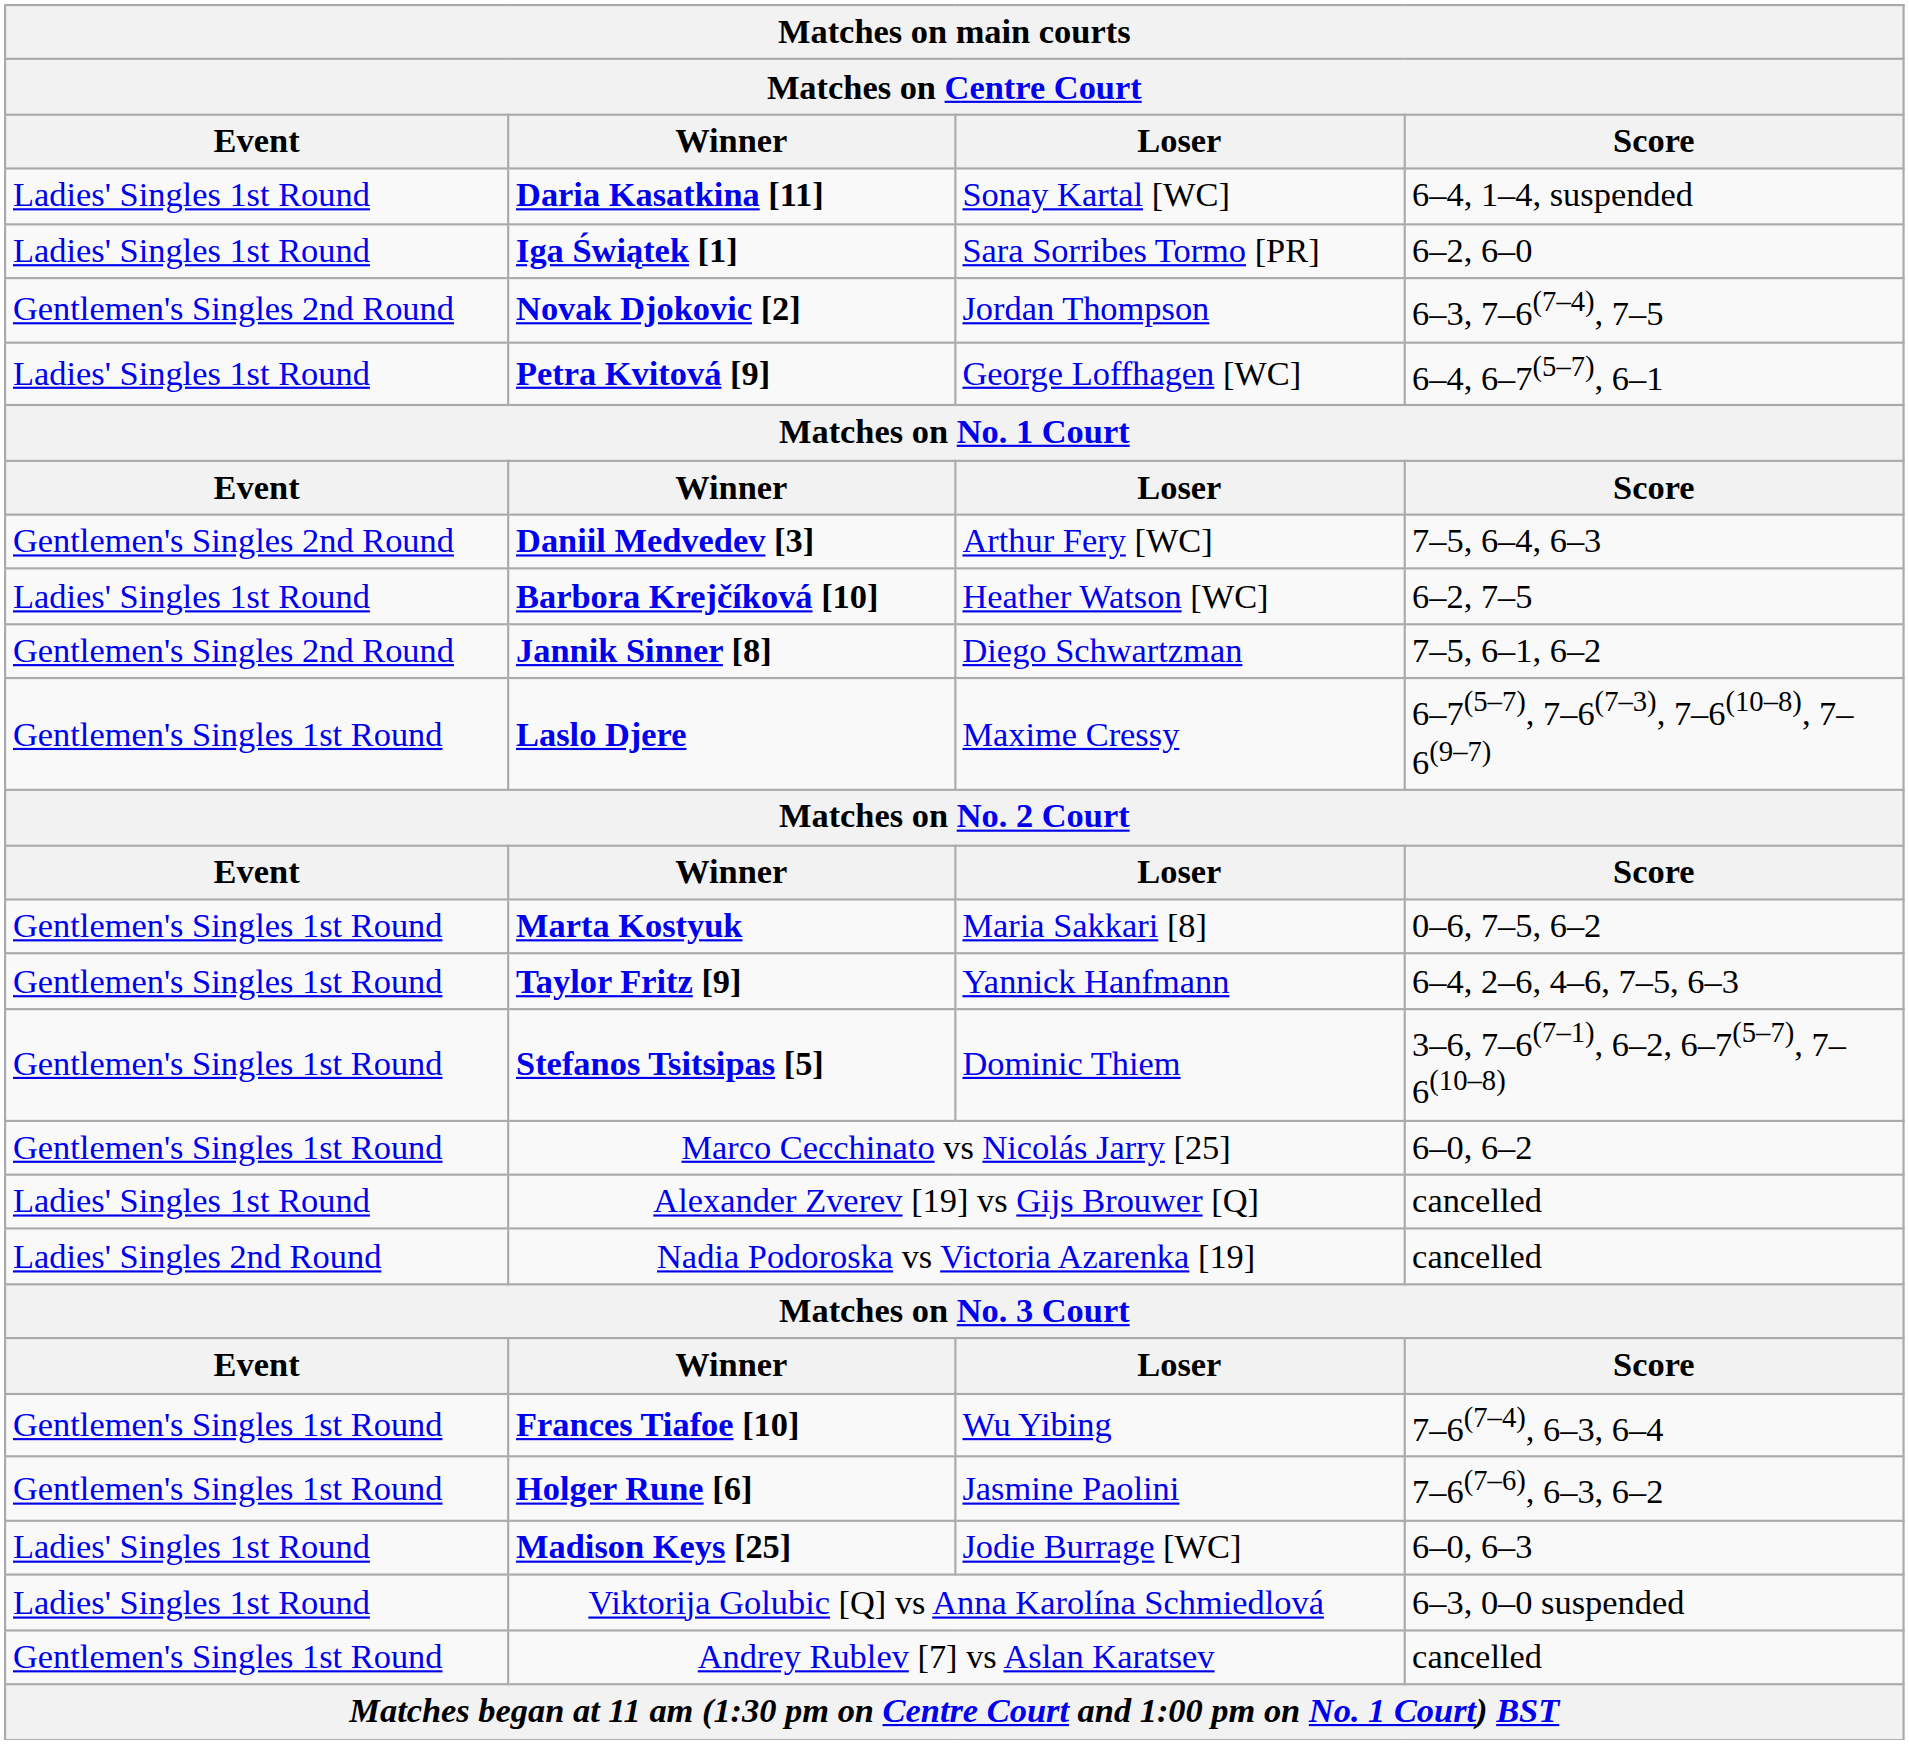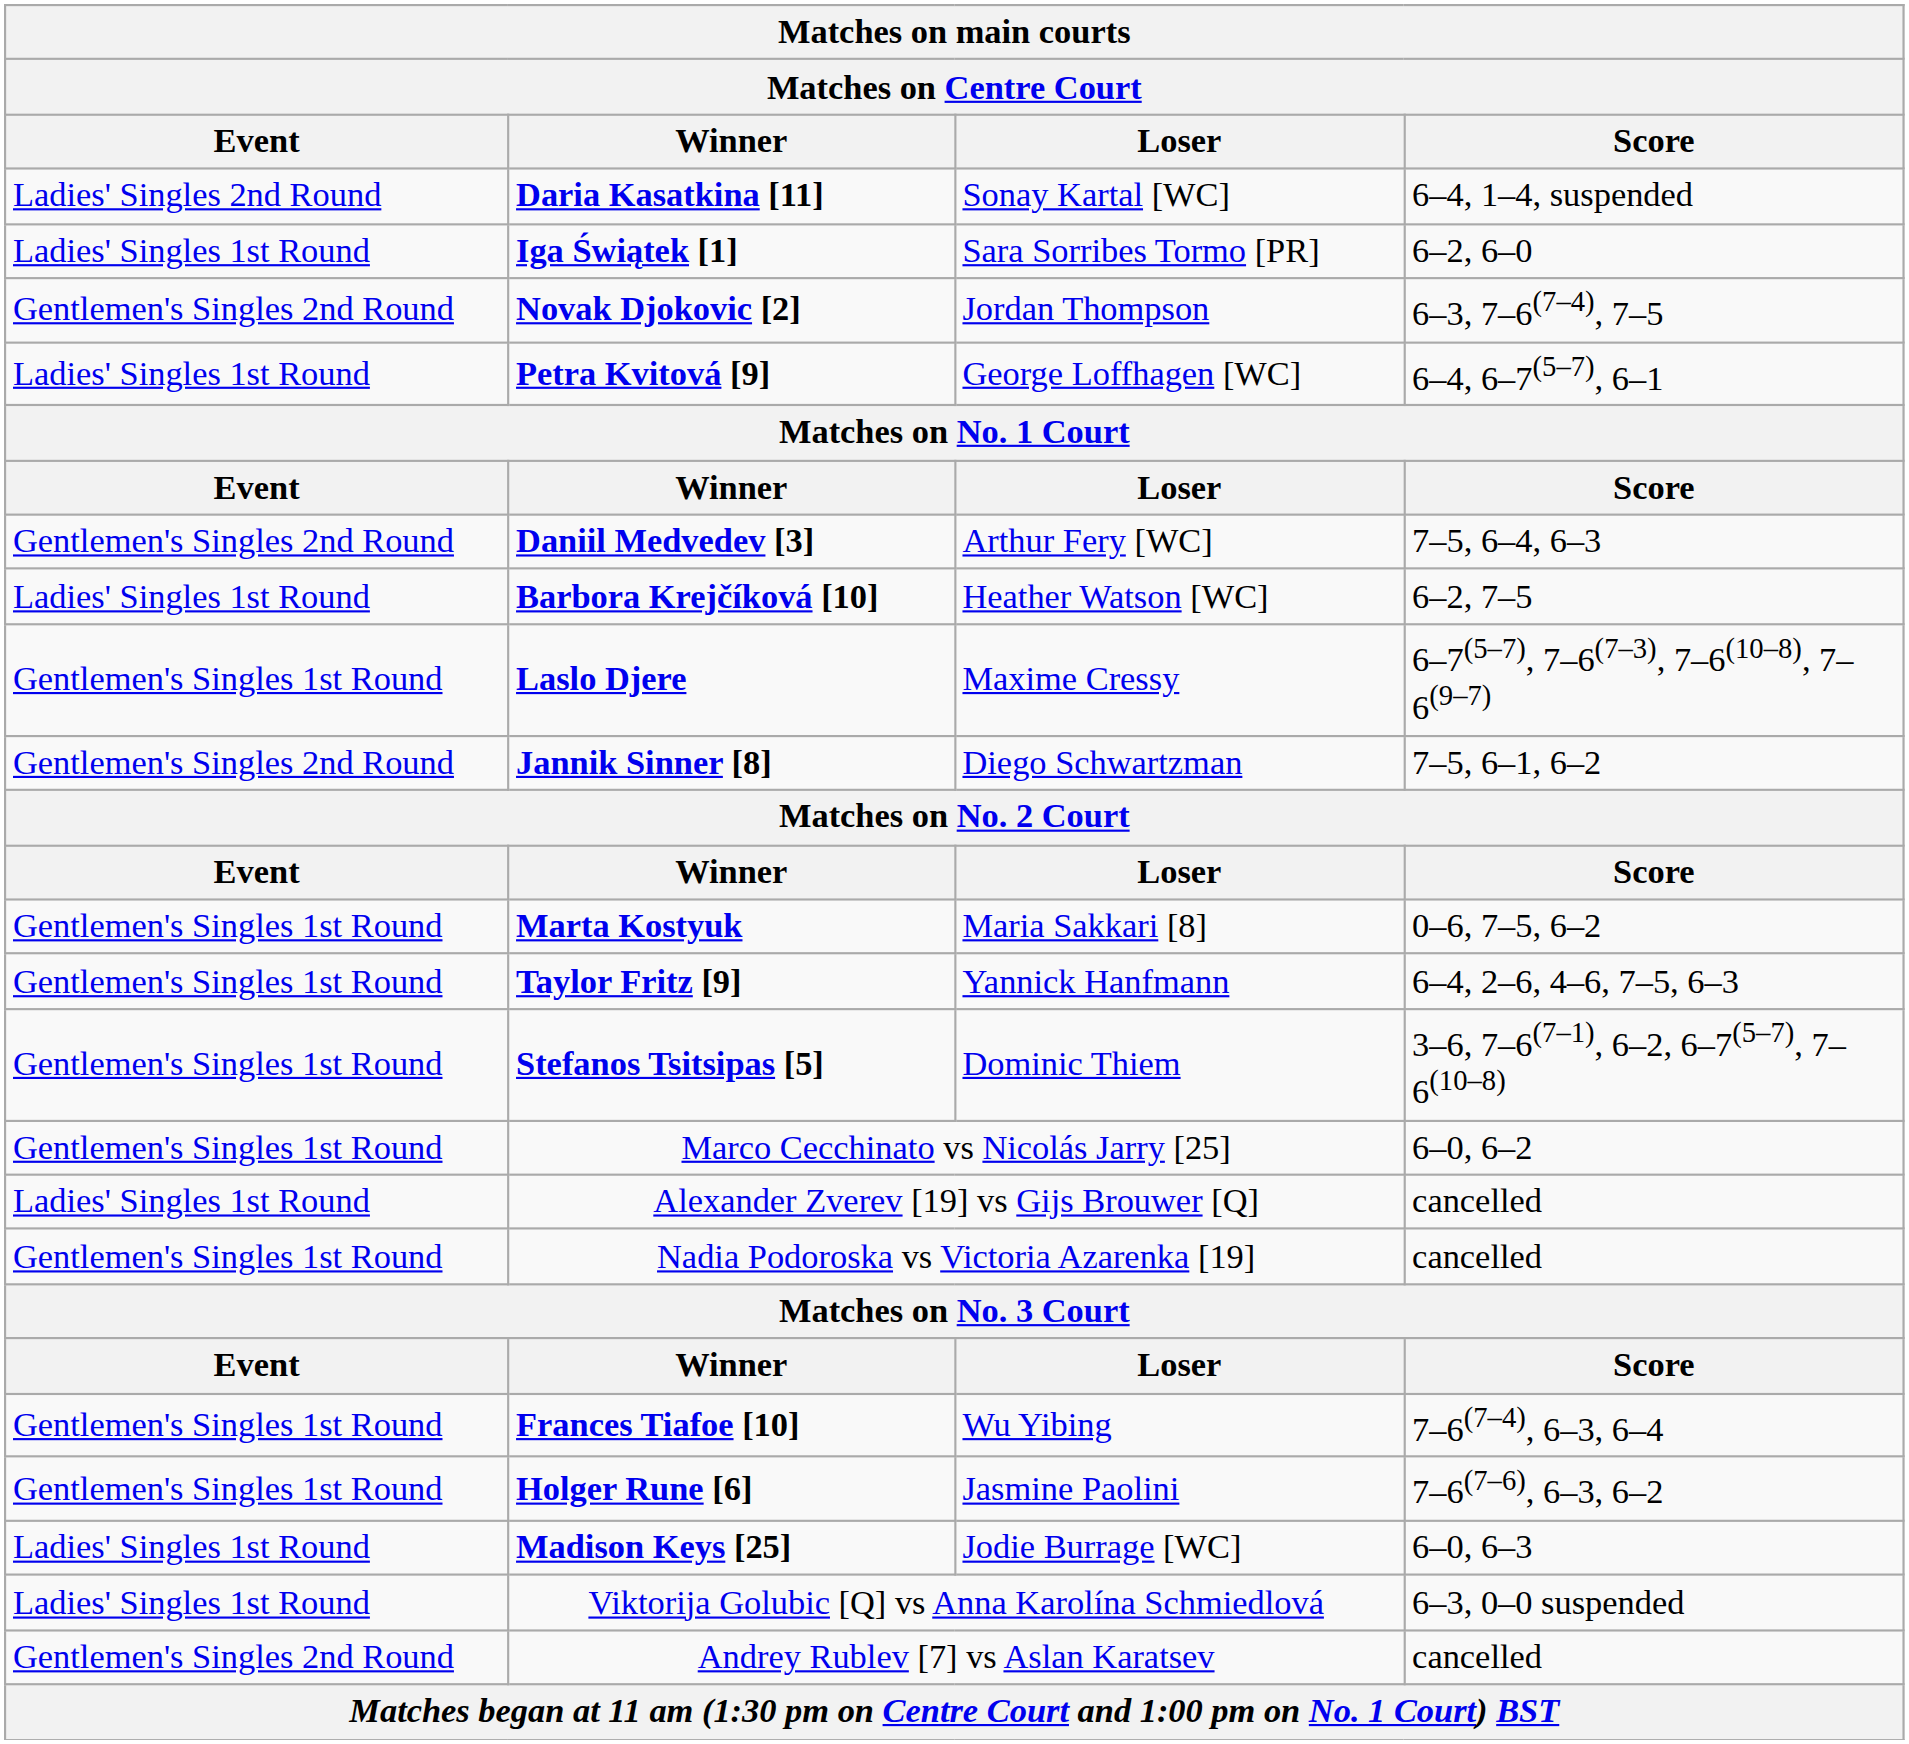(191, 195) Ladies' Singles 1st Round -> (197, 195) Ladies' Singles 2nd Round
rows swapped: (644, 650) <-> (601, 733)
(197, 1256) Ladies' Singles 2nd Round -> (228, 1256) Gentlemen's Singles 1st Round
(228, 1656) Gentlemen's Singles 1st Round -> (233, 1656) Gentlemen's Singles 2nd Round
